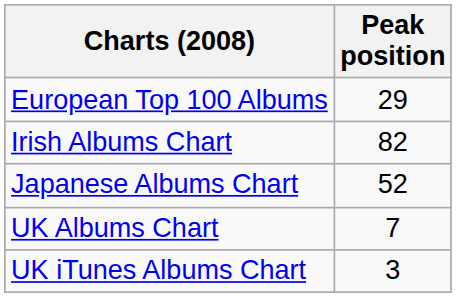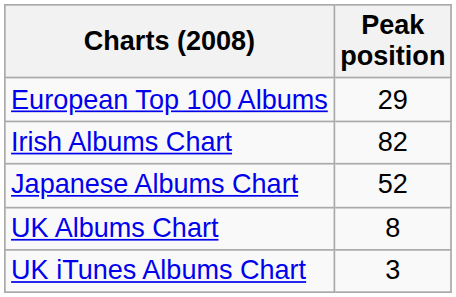(393, 227) 7 -> (393, 227) 8
